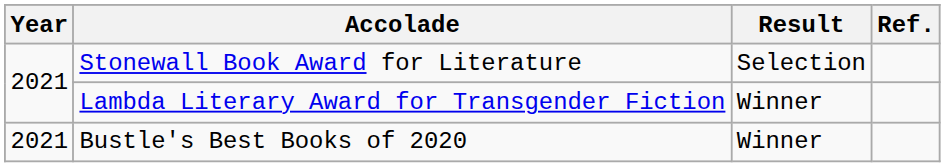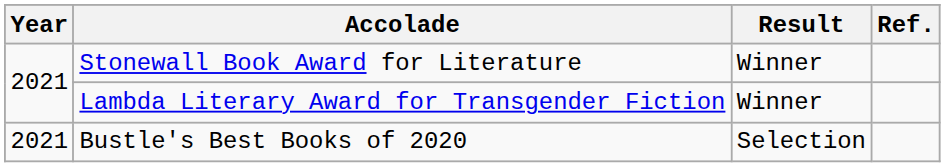(801, 63) Selection -> (780, 63) Winner
(780, 141) Winner -> (801, 141) Selection
